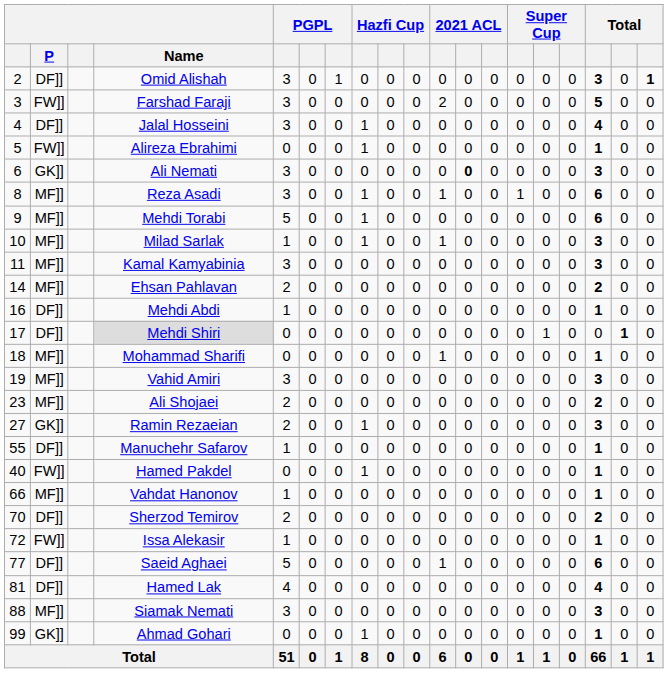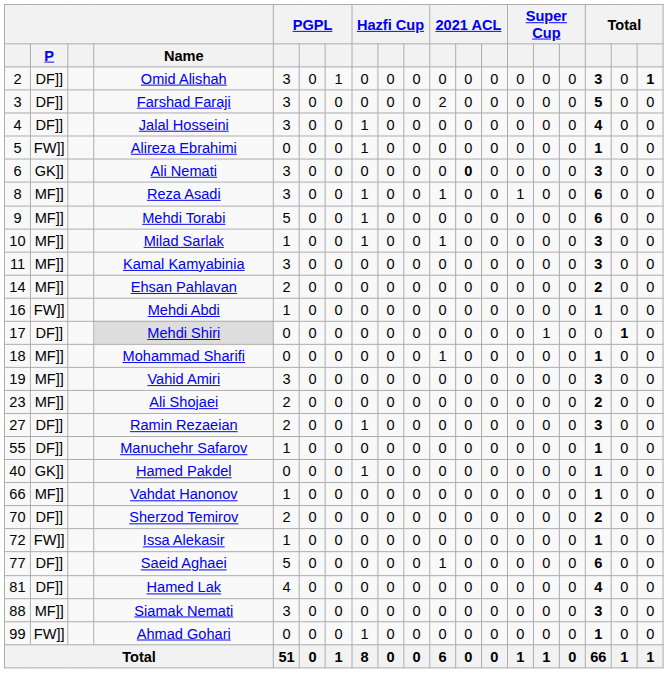(49, 102) FW]] -> (49, 102) DF]]
(49, 310) DF]] -> (49, 310) FW]]
(49, 425) GK]] -> (49, 425) DF]]
(49, 471) FW]] -> (49, 471) GK]]
(49, 633) GK]] -> (49, 633) FW]]
